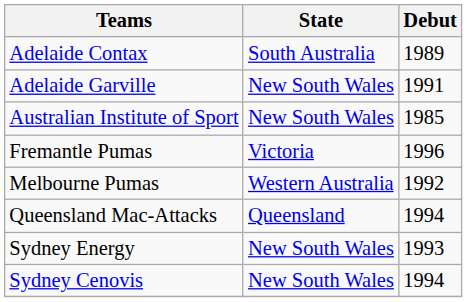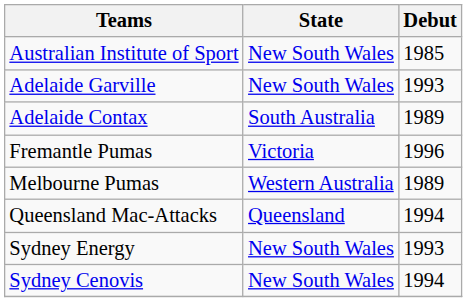rows swapped: (78, 53) <-> (124, 118)
(424, 85) 1991 -> (424, 85) 1993
(424, 183) 1992 -> (424, 183) 1989
